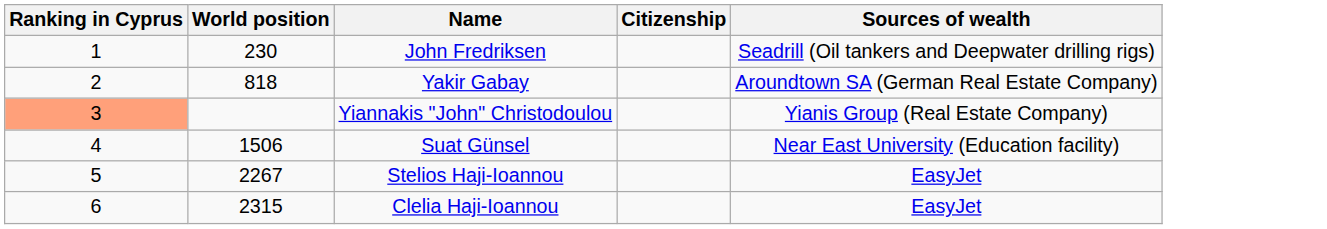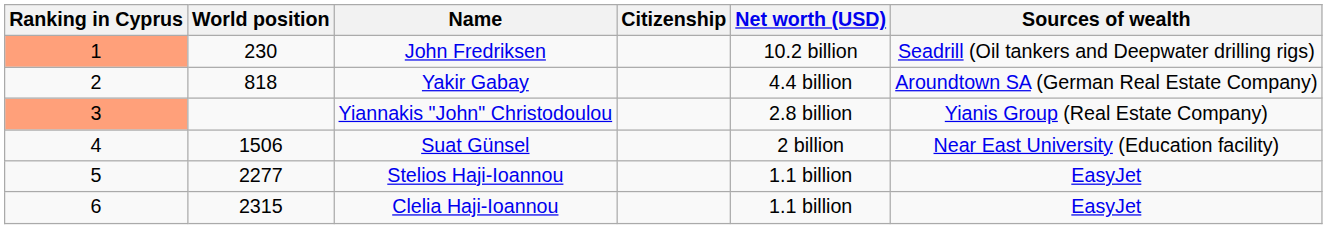+ column: (811, 20)
(96, 51) no background -> (96, 51) lightsalmon background
(261, 176) 2267 -> (261, 176) 2277
